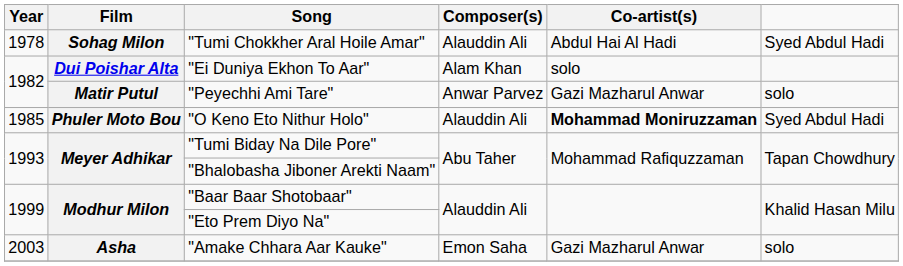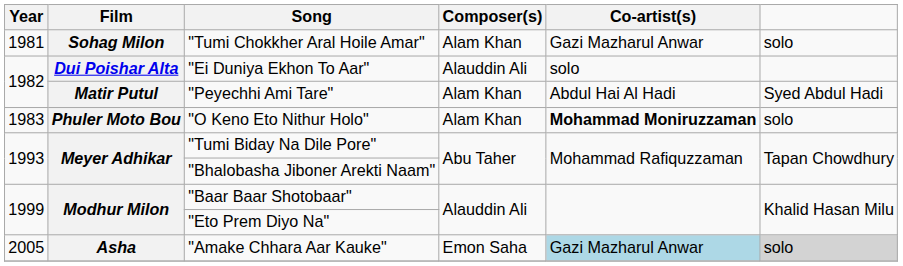(26, 42) 1978 -> (26, 42) 1981
(485, 42) Alauddin Ali -> (482, 42) Alam Khan
(614, 42) Abdul Hai Al Hadi -> (627, 42) Gazi Mazharul Anwar
(824, 42) Syed Abdul Hadi -> (779, 42) solo
(482, 68) Alam Khan -> (485, 68) Alauddin Ali
(493, 94) Anwar Parvez -> (482, 94) Alam Khan
(627, 94) Gazi Mazharul Anwar -> (613, 94) Abdul Hai Al Hadi
(779, 94) solo -> (823, 94) Syed Abdul Hadi
(26, 119) 1985 -> (26, 119) 1983
(485, 119) Alauddin Ali -> (482, 119) Alam Khan
(824, 119) Syed Abdul Hadi -> (779, 119) solo
(26, 247) 2003 -> (26, 247) 2005
(627, 247) no background -> (627, 247) lightblue background
(779, 247) no background -> (779, 247) lightgrey background
